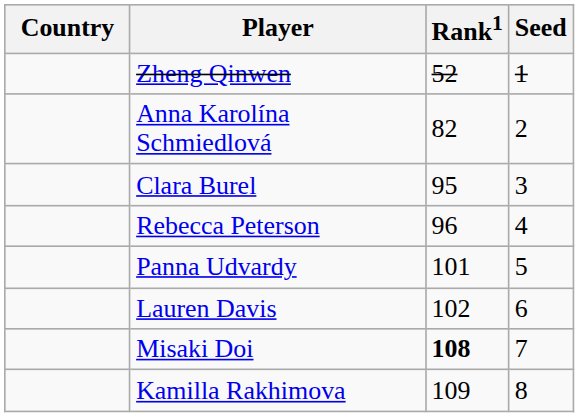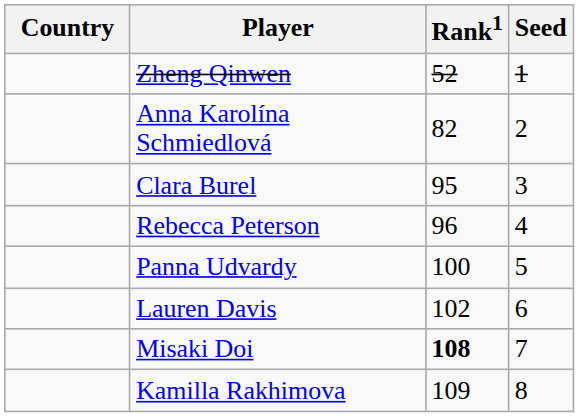(451, 266) 101 -> (451, 266) 100
